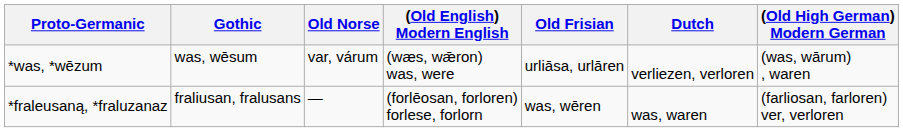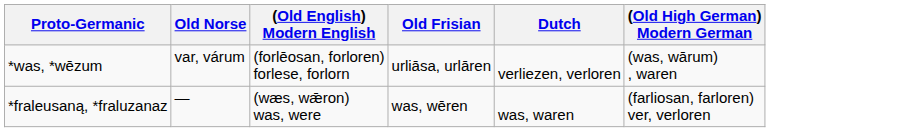- column: (238, 24)
(435, 65) (wæs, wǣron) was, were -> (319, 65) (forlēosan, forloren) forlese, forlorn
(452, 106) (forlēosan, forloren) forlese, forlorn -> (301, 106) (wæs, wǣron) was, were
